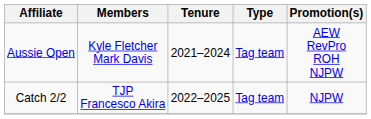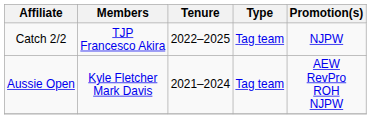rows swapped: (41, 52) <-> (41, 98)
